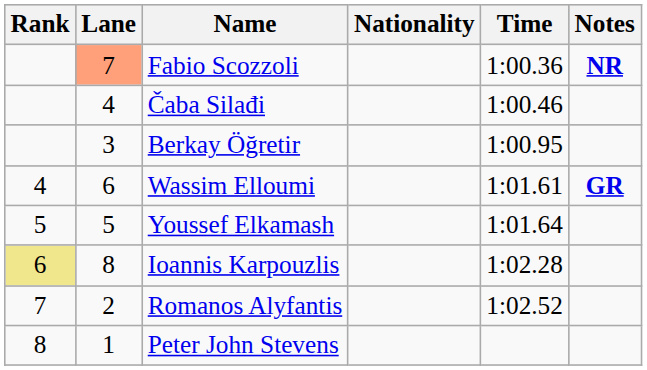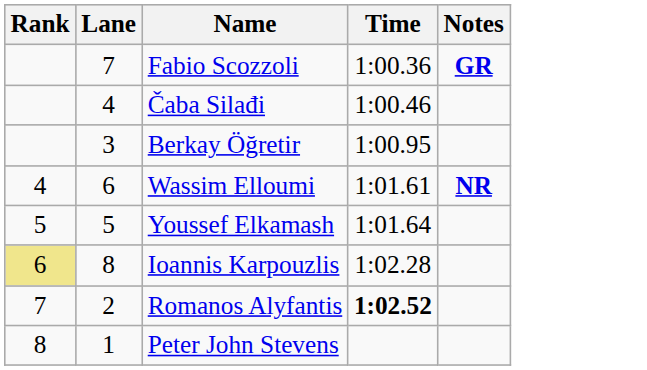- column: (414, 24)
(109, 64) lightsalmon background -> (109, 64) no background
(605, 64) NR -> (474, 64) GR
(605, 184) GR -> (474, 184) NR
(525, 305) normal -> (393, 305) bold
